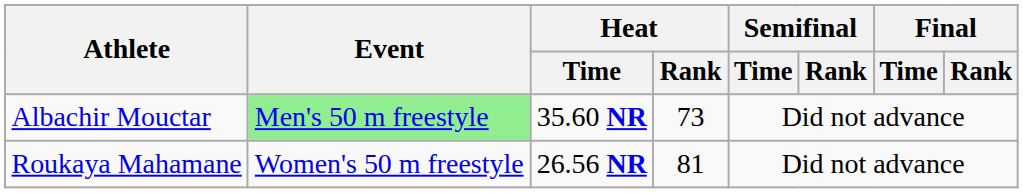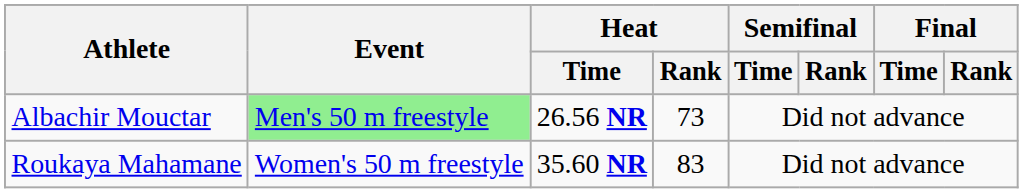(592, 117) 35.60 NR -> (592, 117) 26.56 NR
(592, 163) 26.56 NR -> (592, 163) 35.60 NR
(691, 163) 81 -> (691, 163) 83
